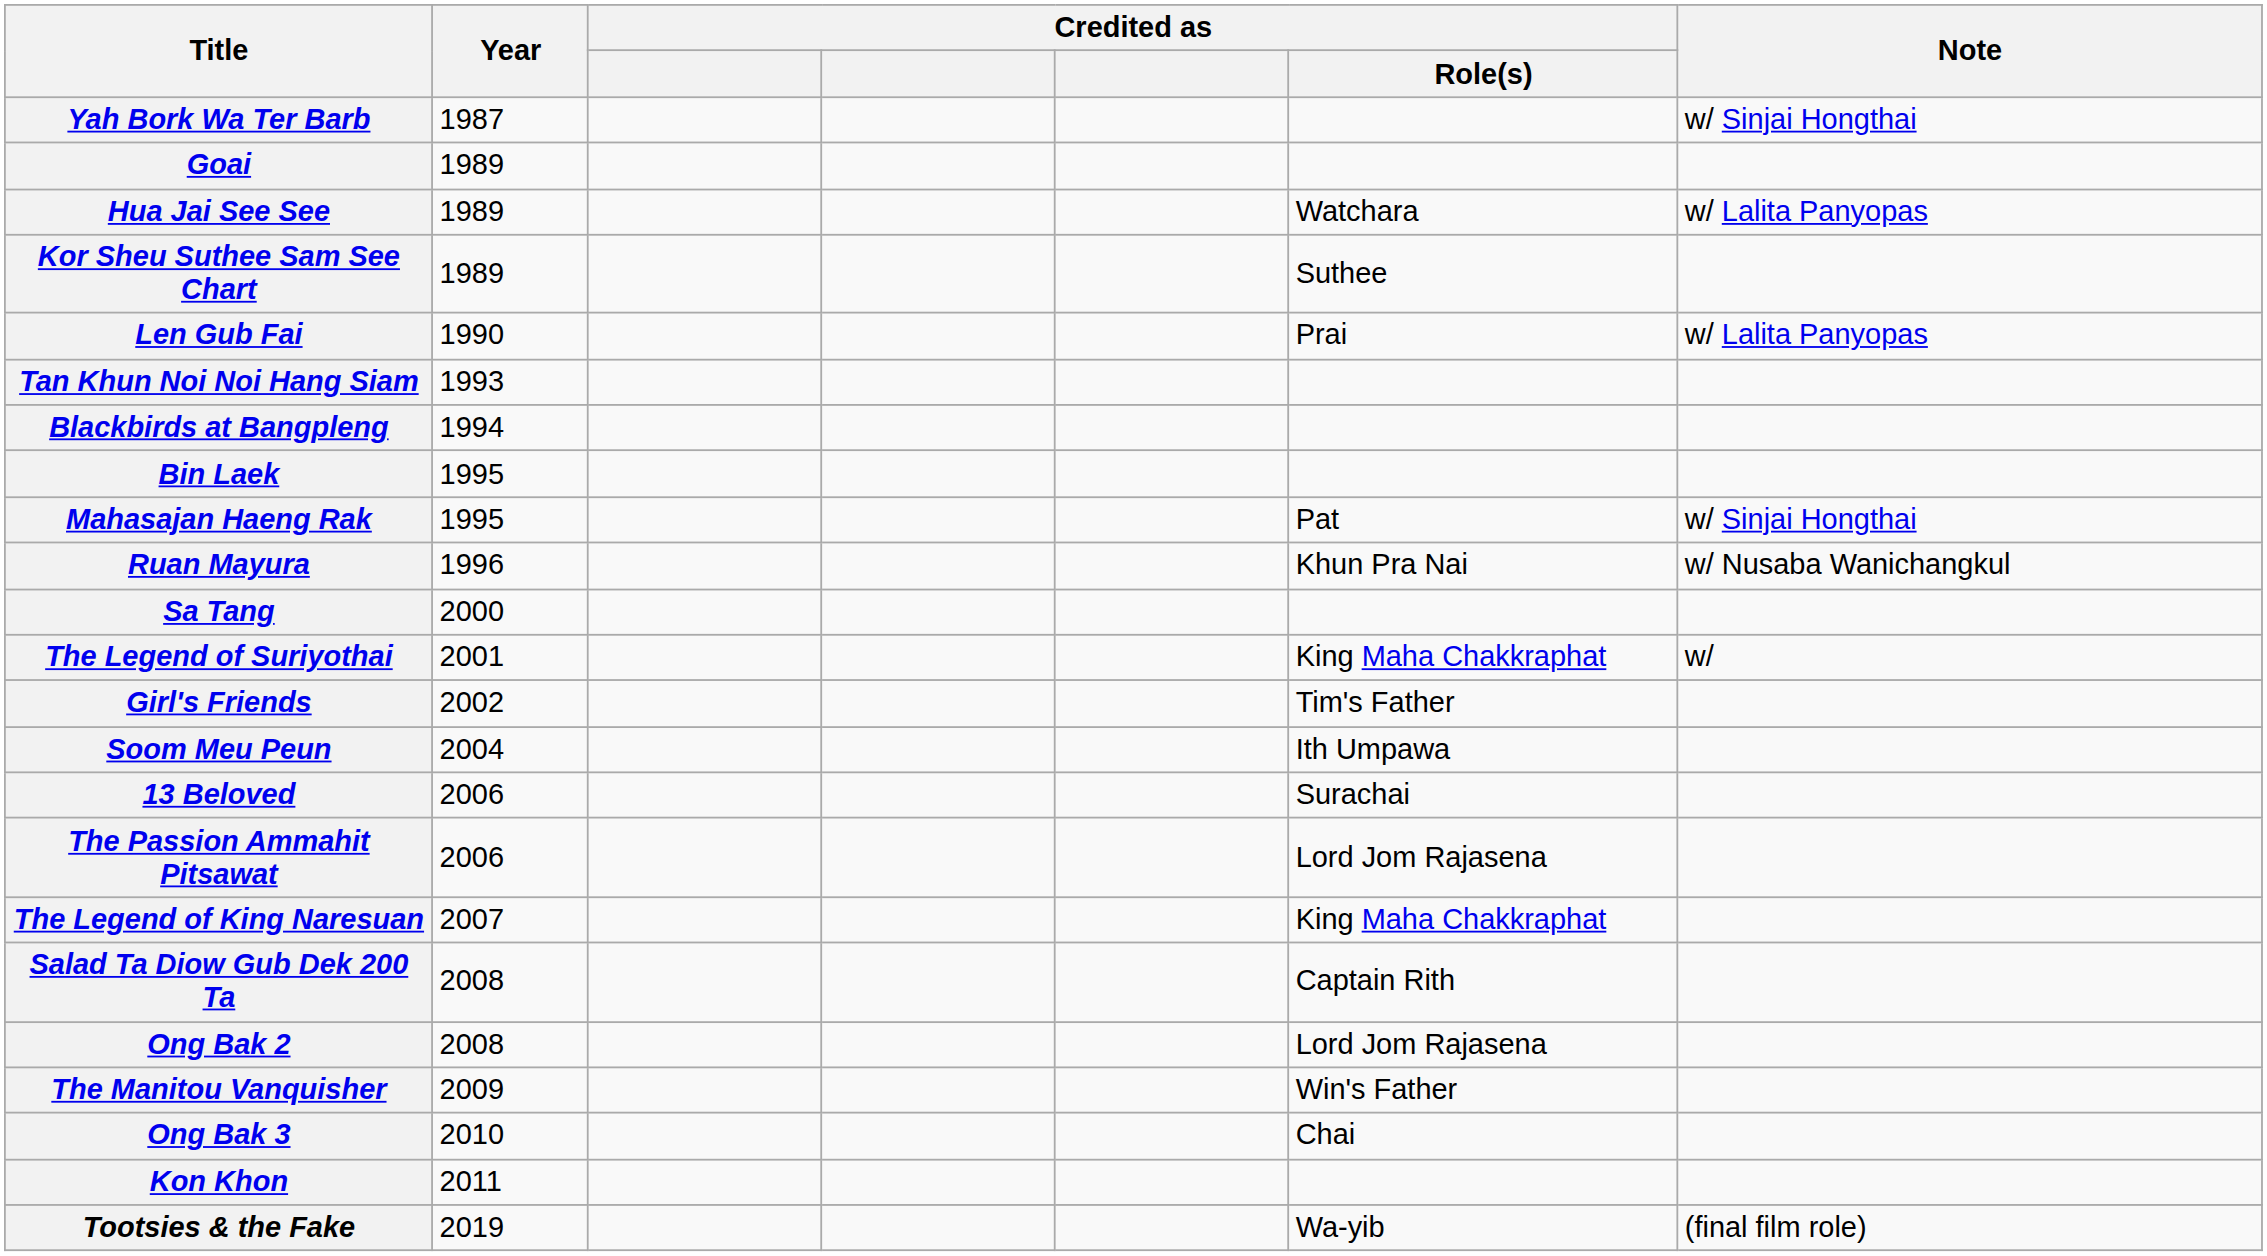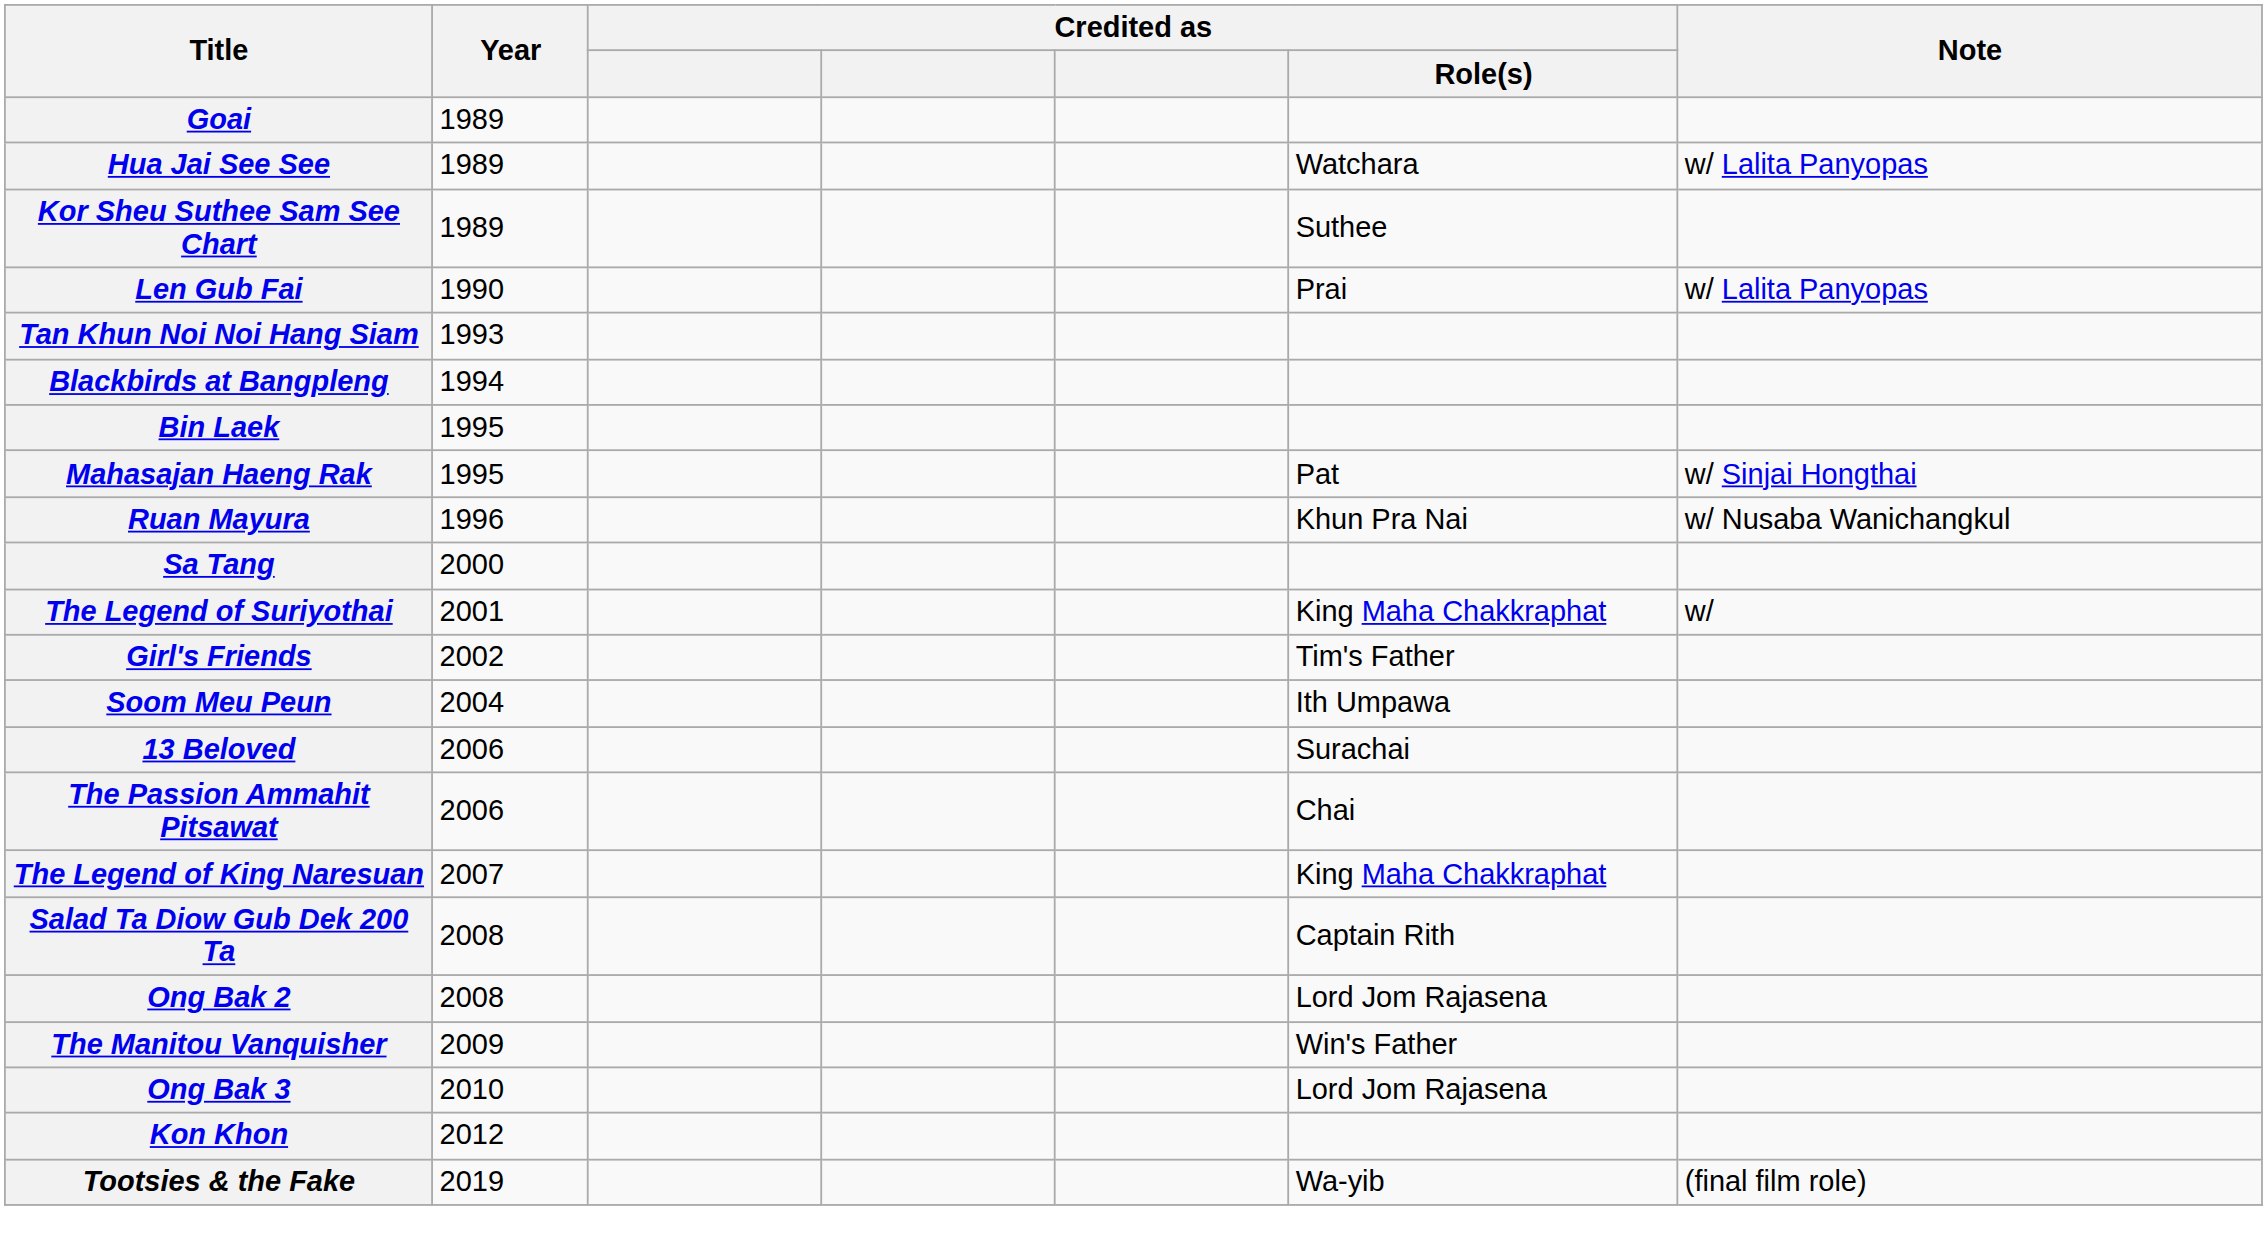- row: (219, 119)
(1421, 857) Lord Jom Rajasena -> (1325, 811) Chai
(1325, 1135) Chai -> (1421, 1089) Lord Jom Rajasena
(471, 1181) 2011 -> (472, 1135) 2012
